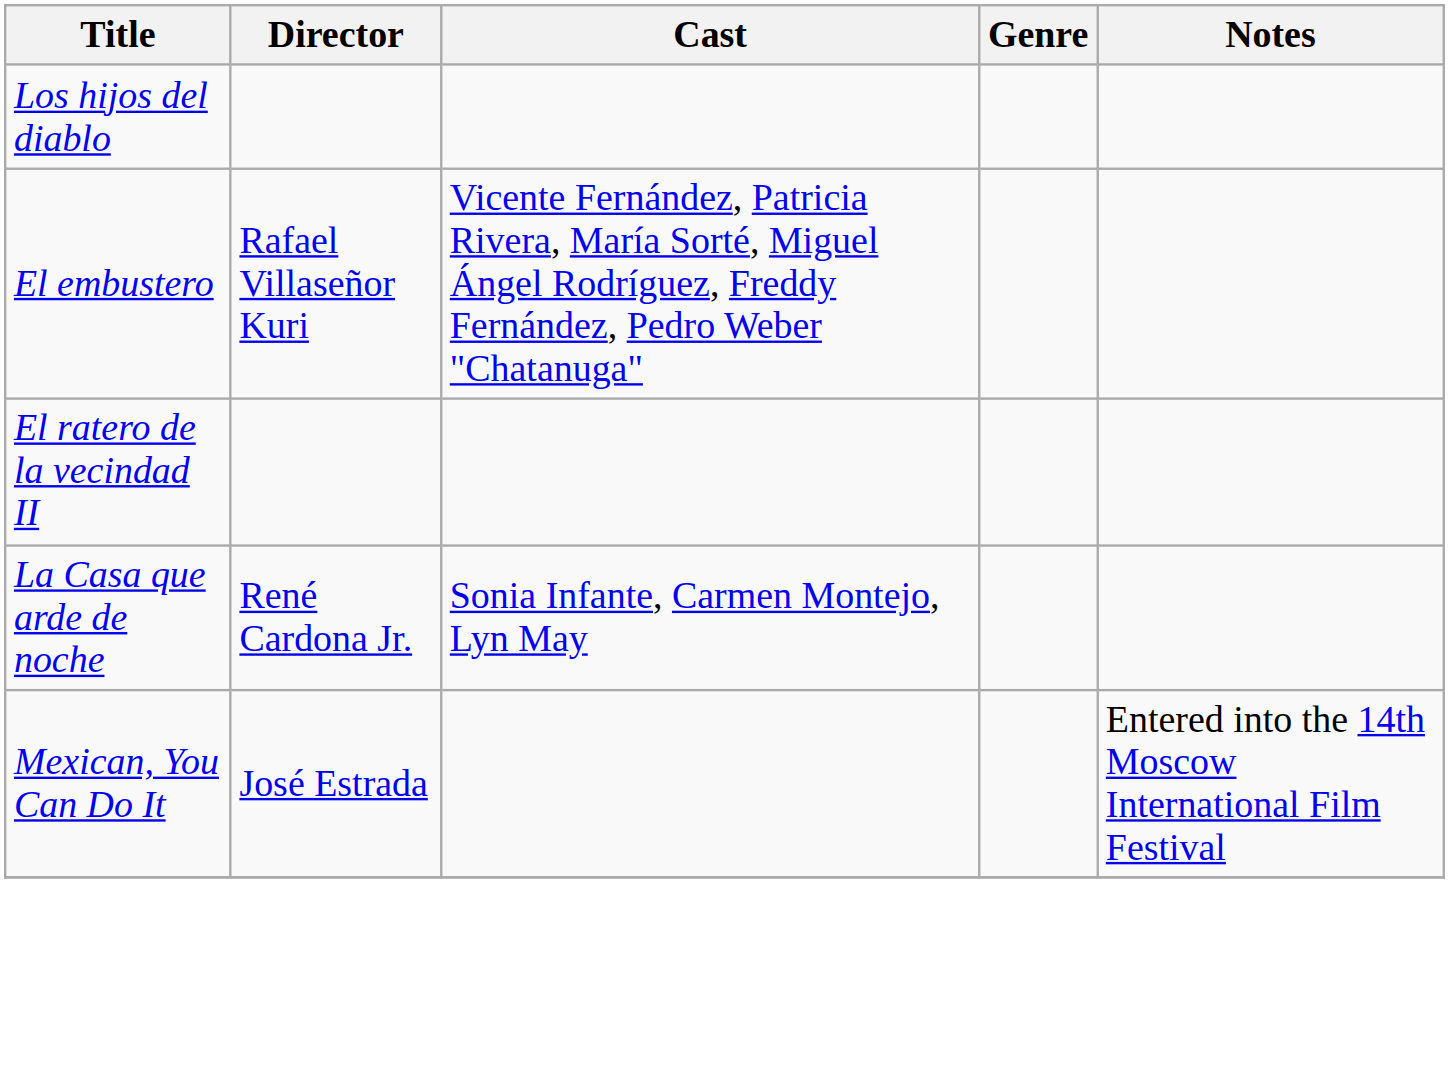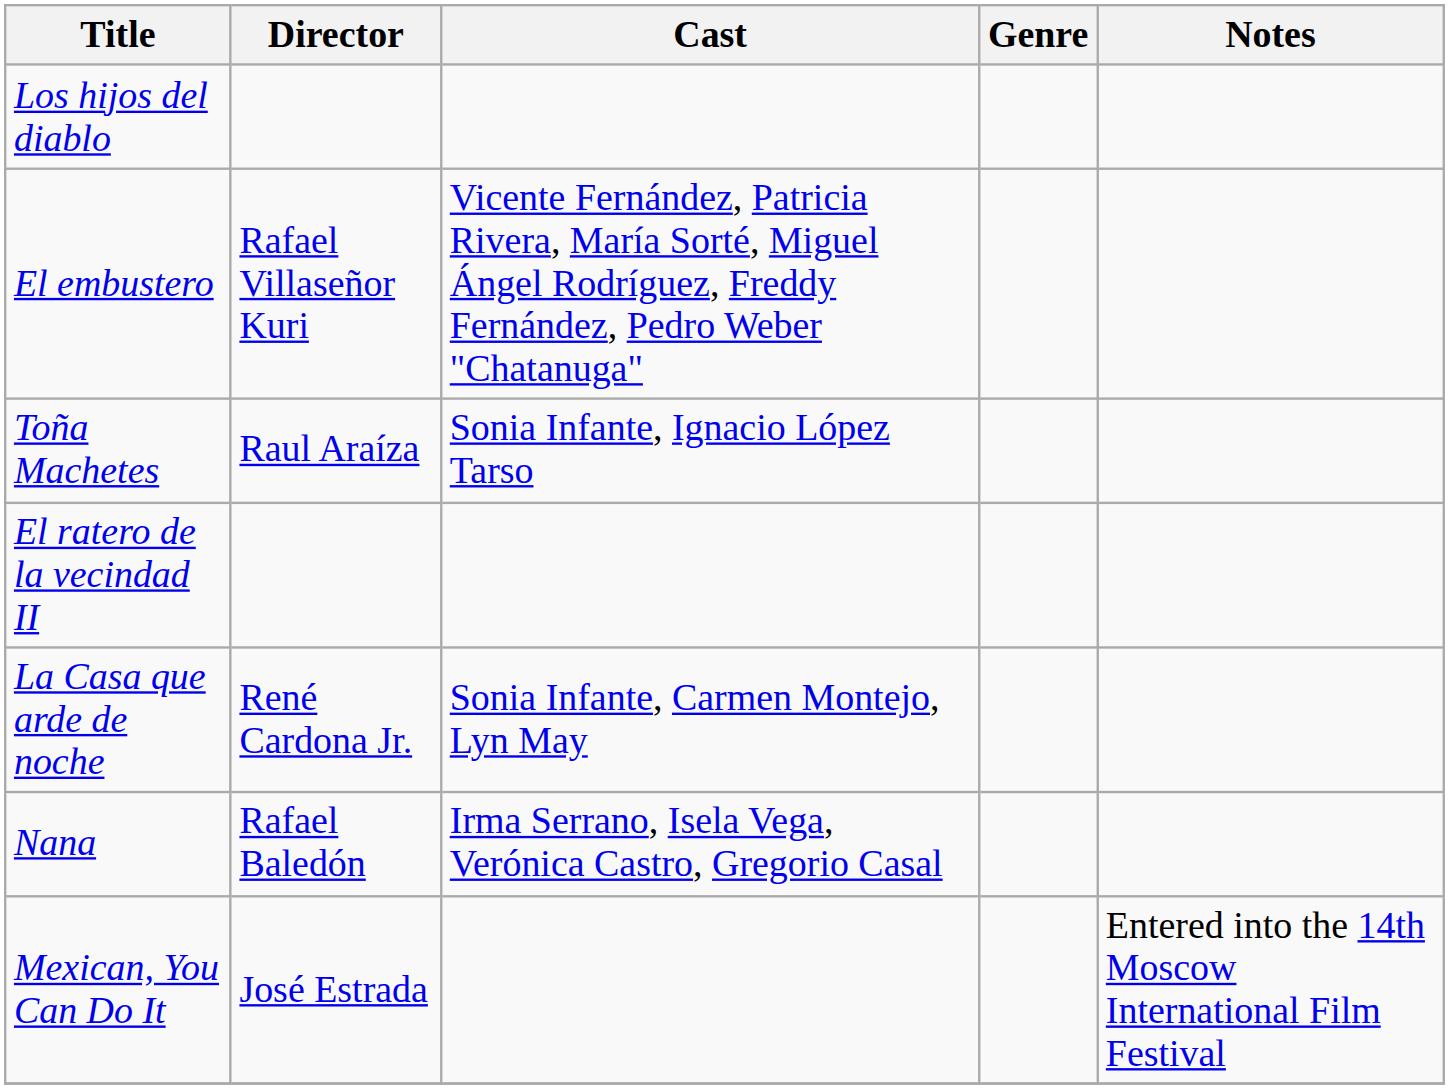+ row: (87, 449)
+ row: (55, 843)
